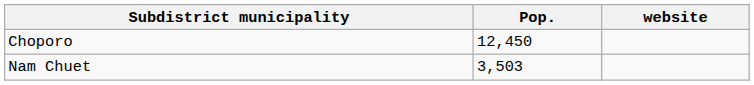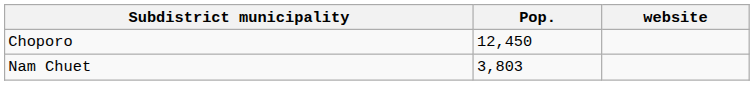(500, 67) 3,503 -> (500, 67) 3,803
